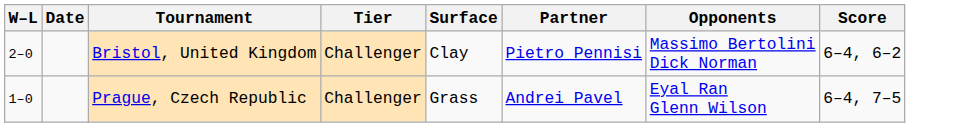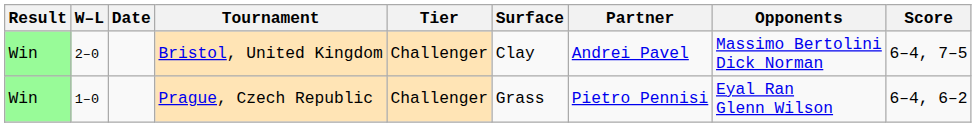+ column: (38, 18)
(574, 54) Pietro Pennisi -> (630, 54) Andrei Pavel
(862, 54) 6–4, 6–2 -> (929, 54) 6–4, 7–5
(564, 99) Andrei Pavel -> (640, 99) Pietro Pennisi
(862, 99) 6–4, 7–5 -> (929, 99) 6–4, 6–2
